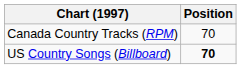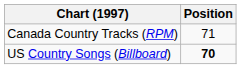(208, 34) 70 -> (208, 34) 71
